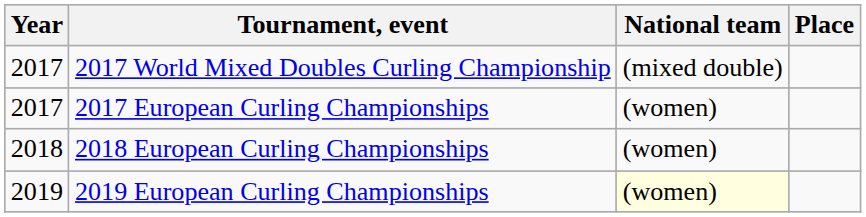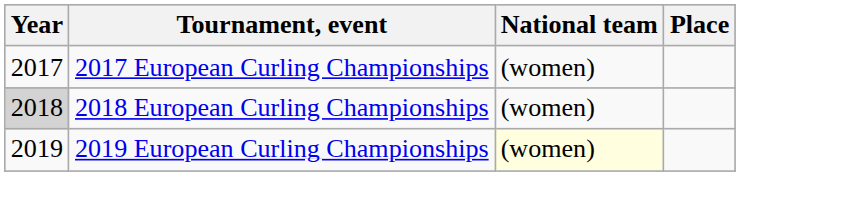- row: (343, 66)
(37, 149) no background -> (37, 107) lightgrey background
